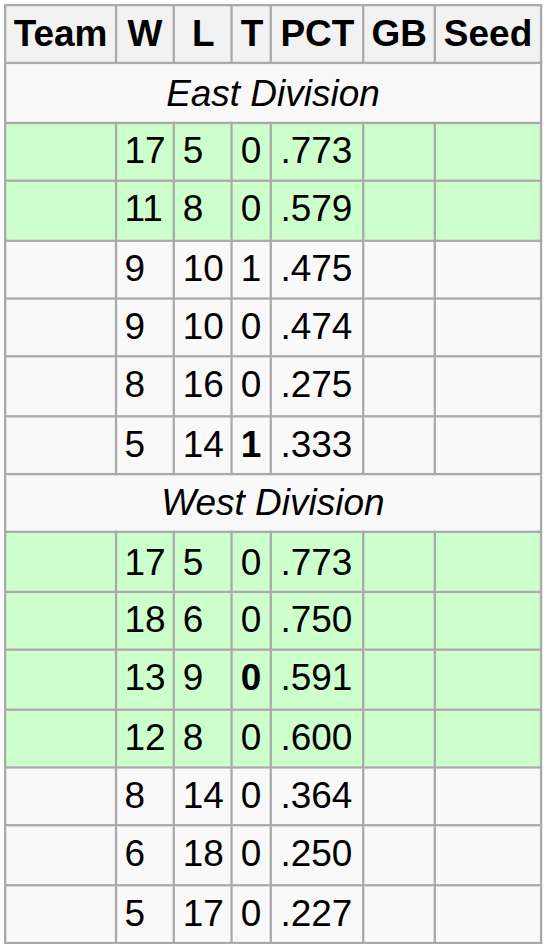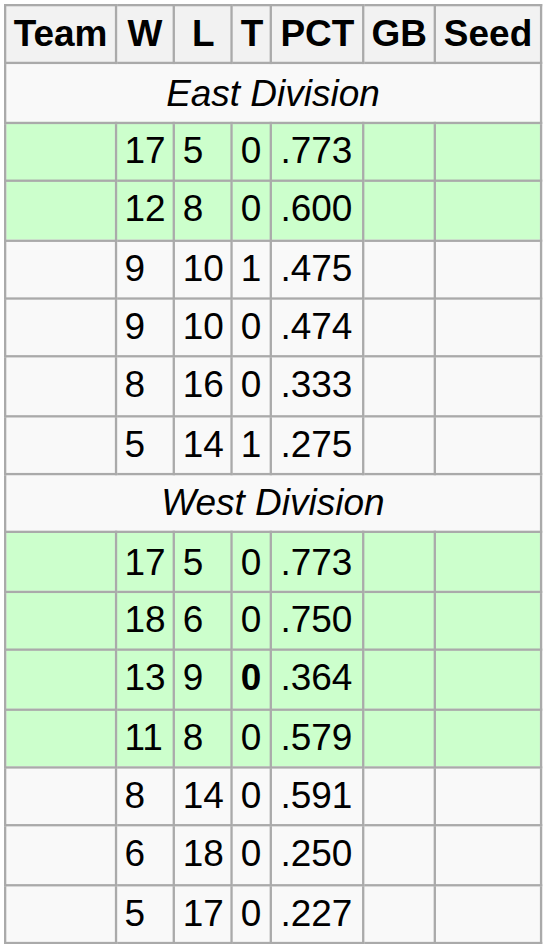rows swapped: (144, 209) <-> (145, 737)
(316, 385) .275 -> (316, 385) .333
(251, 444) bold -> (251, 444) normal
(316, 444) .333 -> (316, 444) .275
(316, 678) .591 -> (316, 678) .364
(316, 795) .364 -> (316, 795) .591
